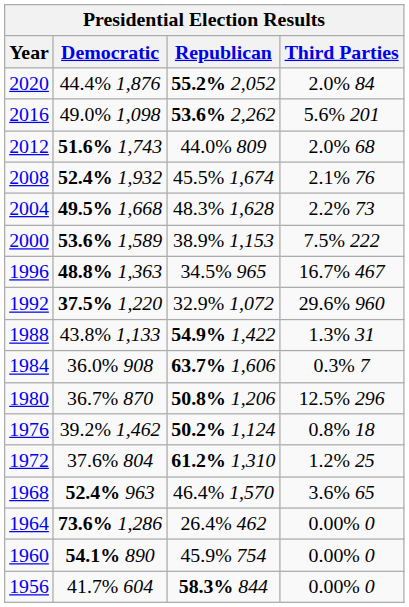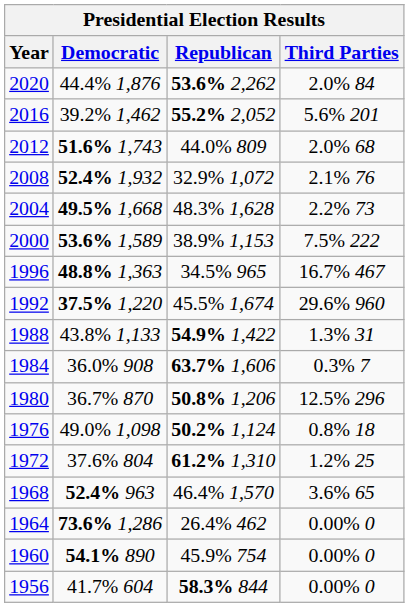(223, 83) 55.2% 2,052 -> (223, 83) 53.6% 2,262
(110, 114) 49.0% 1,098 -> (110, 114) 39.2% 1,462
(223, 114) 53.6% 2,262 -> (223, 114) 55.2% 2,052
(223, 177) 45.5% 1,674 -> (223, 177) 32.9% 1,072
(223, 303) 32.9% 1,072 -> (223, 303) 45.5% 1,674
(110, 429) 39.2% 1,462 -> (110, 429) 49.0% 1,098
